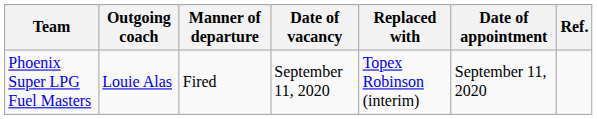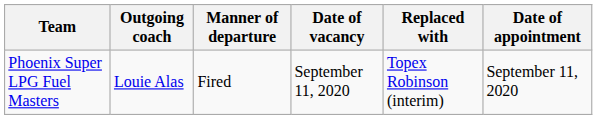- column: (574, 27)
